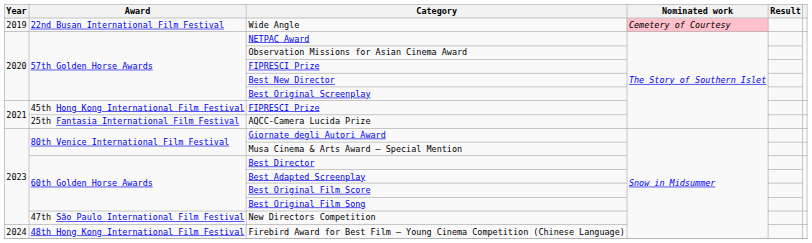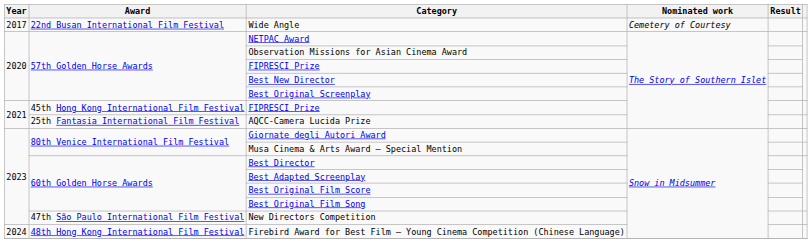(17, 25) 2019 -> (17, 25) 2017
(680, 25) pink background -> (680, 25) no background
